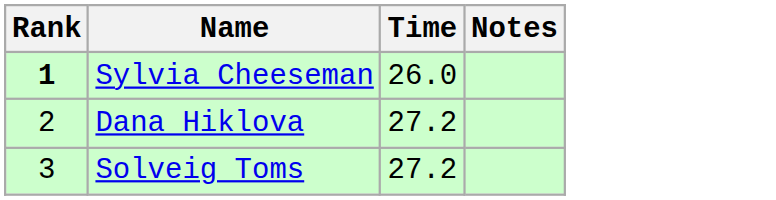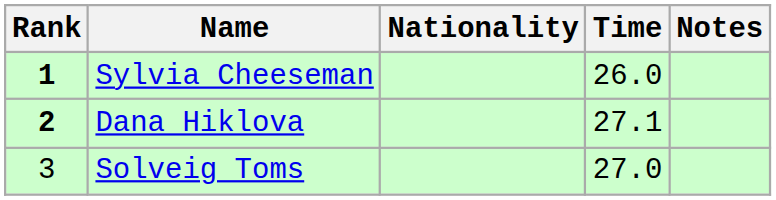+ column: (483, 29)
(47, 123) normal -> (47, 123) bold
(422, 123) 27.2 -> (628, 123) 27.1
(422, 170) 27.2 -> (628, 170) 27.0
